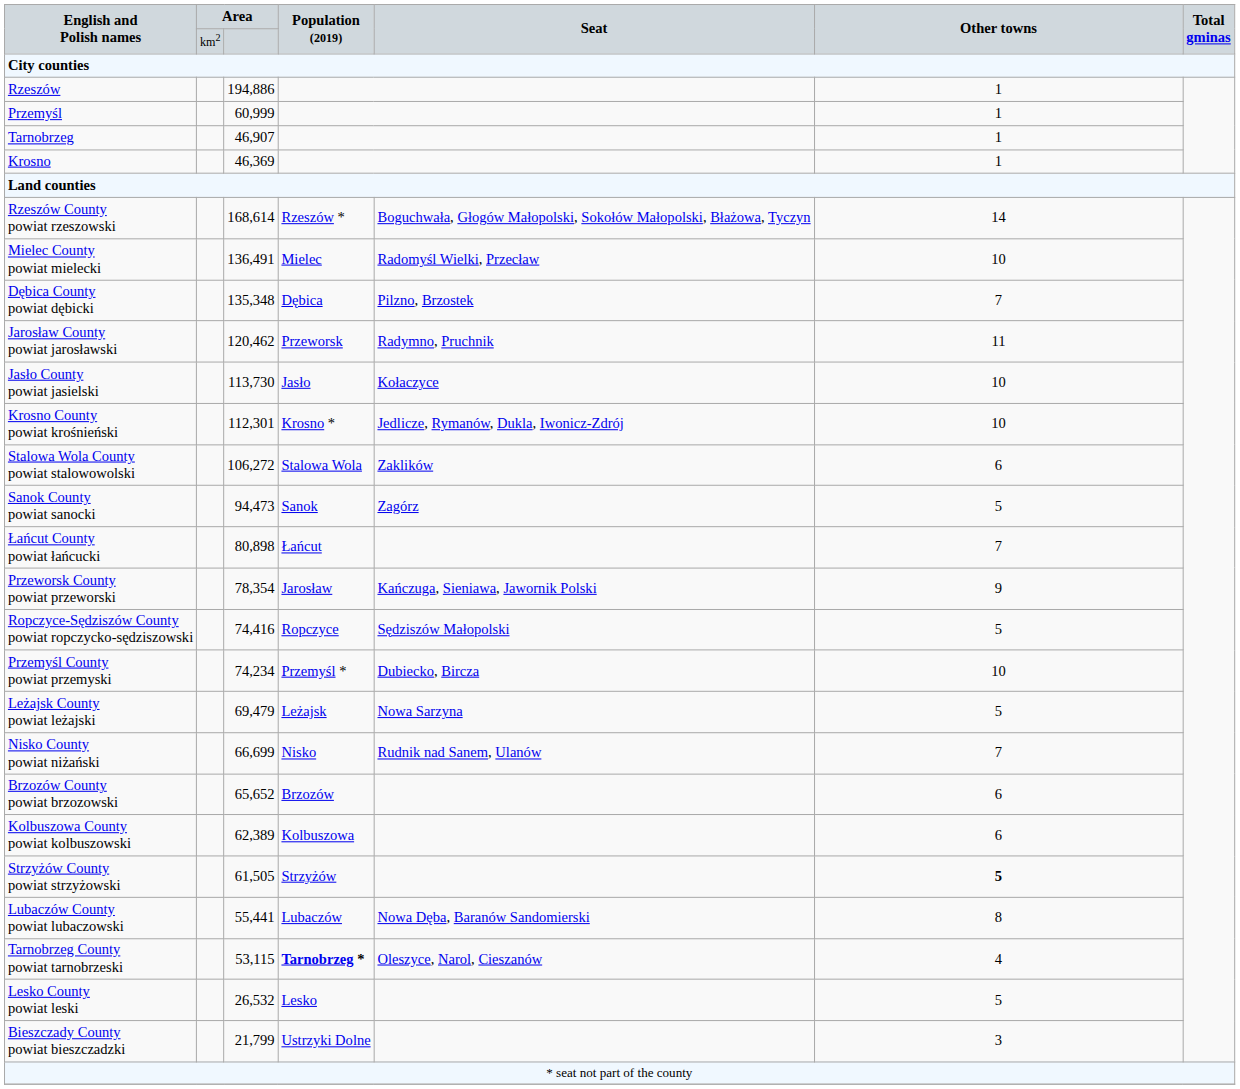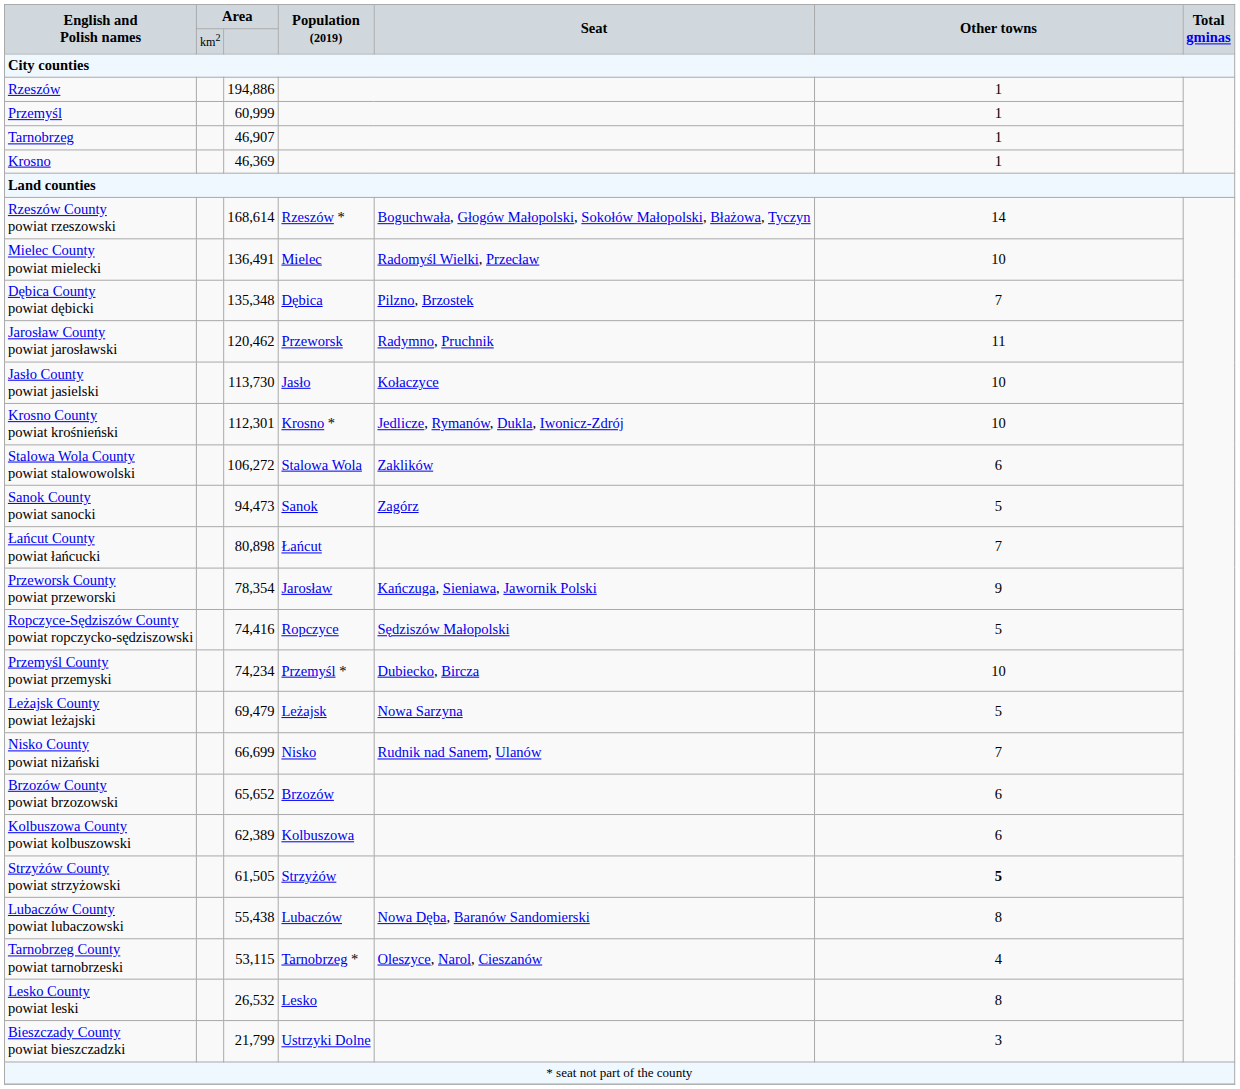(255, 918) 55,441 -> (255, 918) 55,438
(323, 959) bold -> (320, 959) normal
(998, 1000) 5 -> (998, 1000) 8
